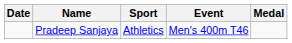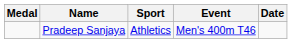columns swapped: (269, 13) <-> (19, 13)
